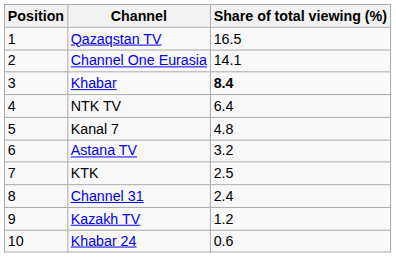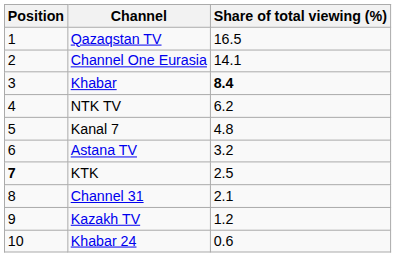(224, 106) 6.4 -> (224, 106) 6.2
(12, 174) normal -> (12, 174) bold
(224, 196) 2.4 -> (224, 196) 2.1
